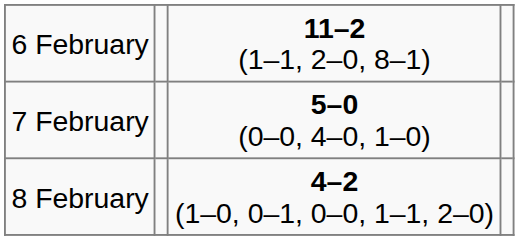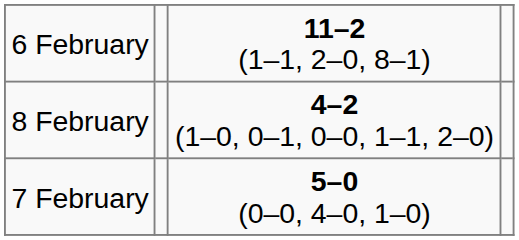rows swapped: (80, 120) <-> (80, 197)
